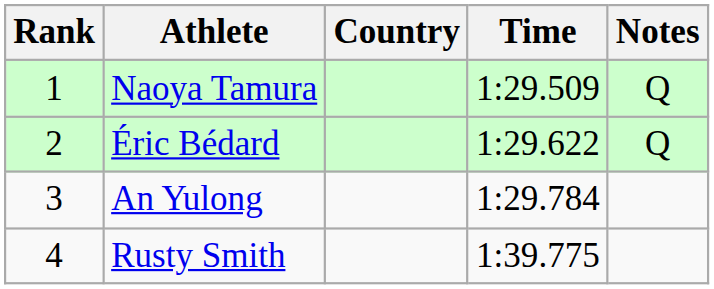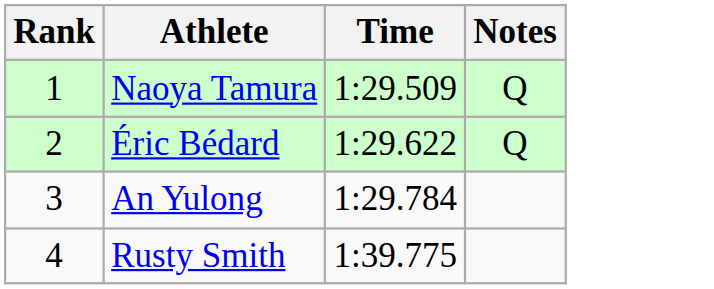- column: (397, 32)
